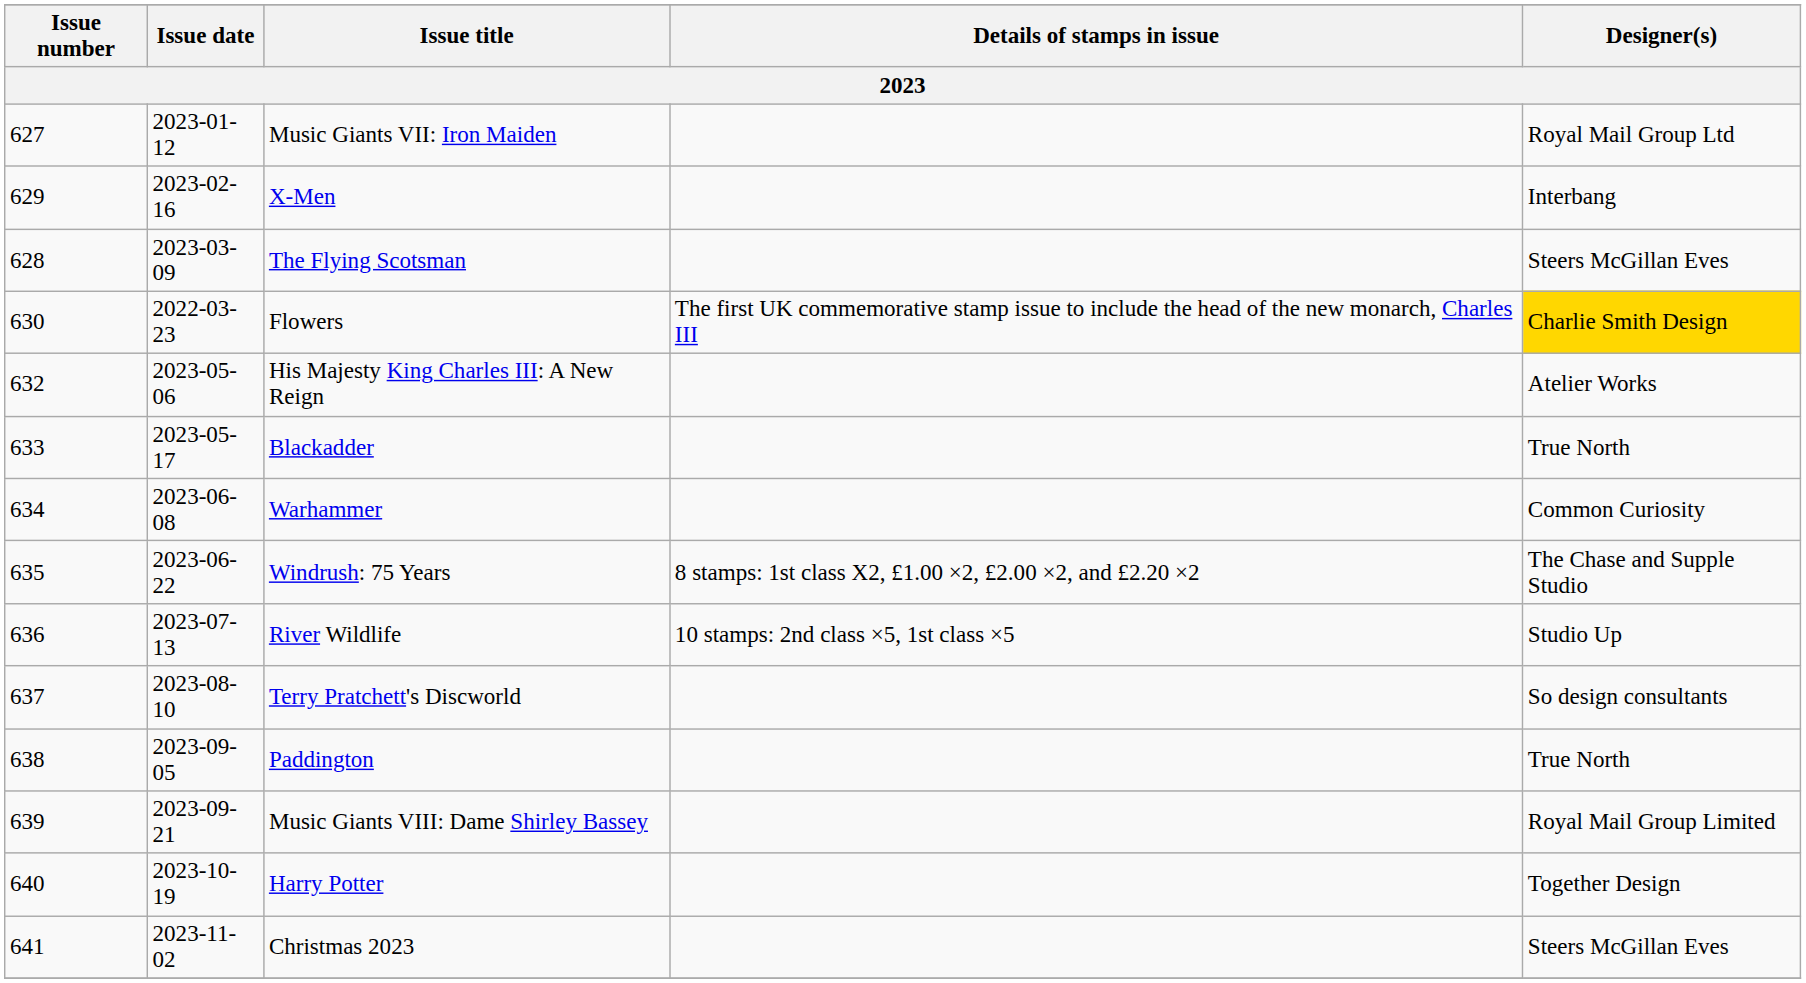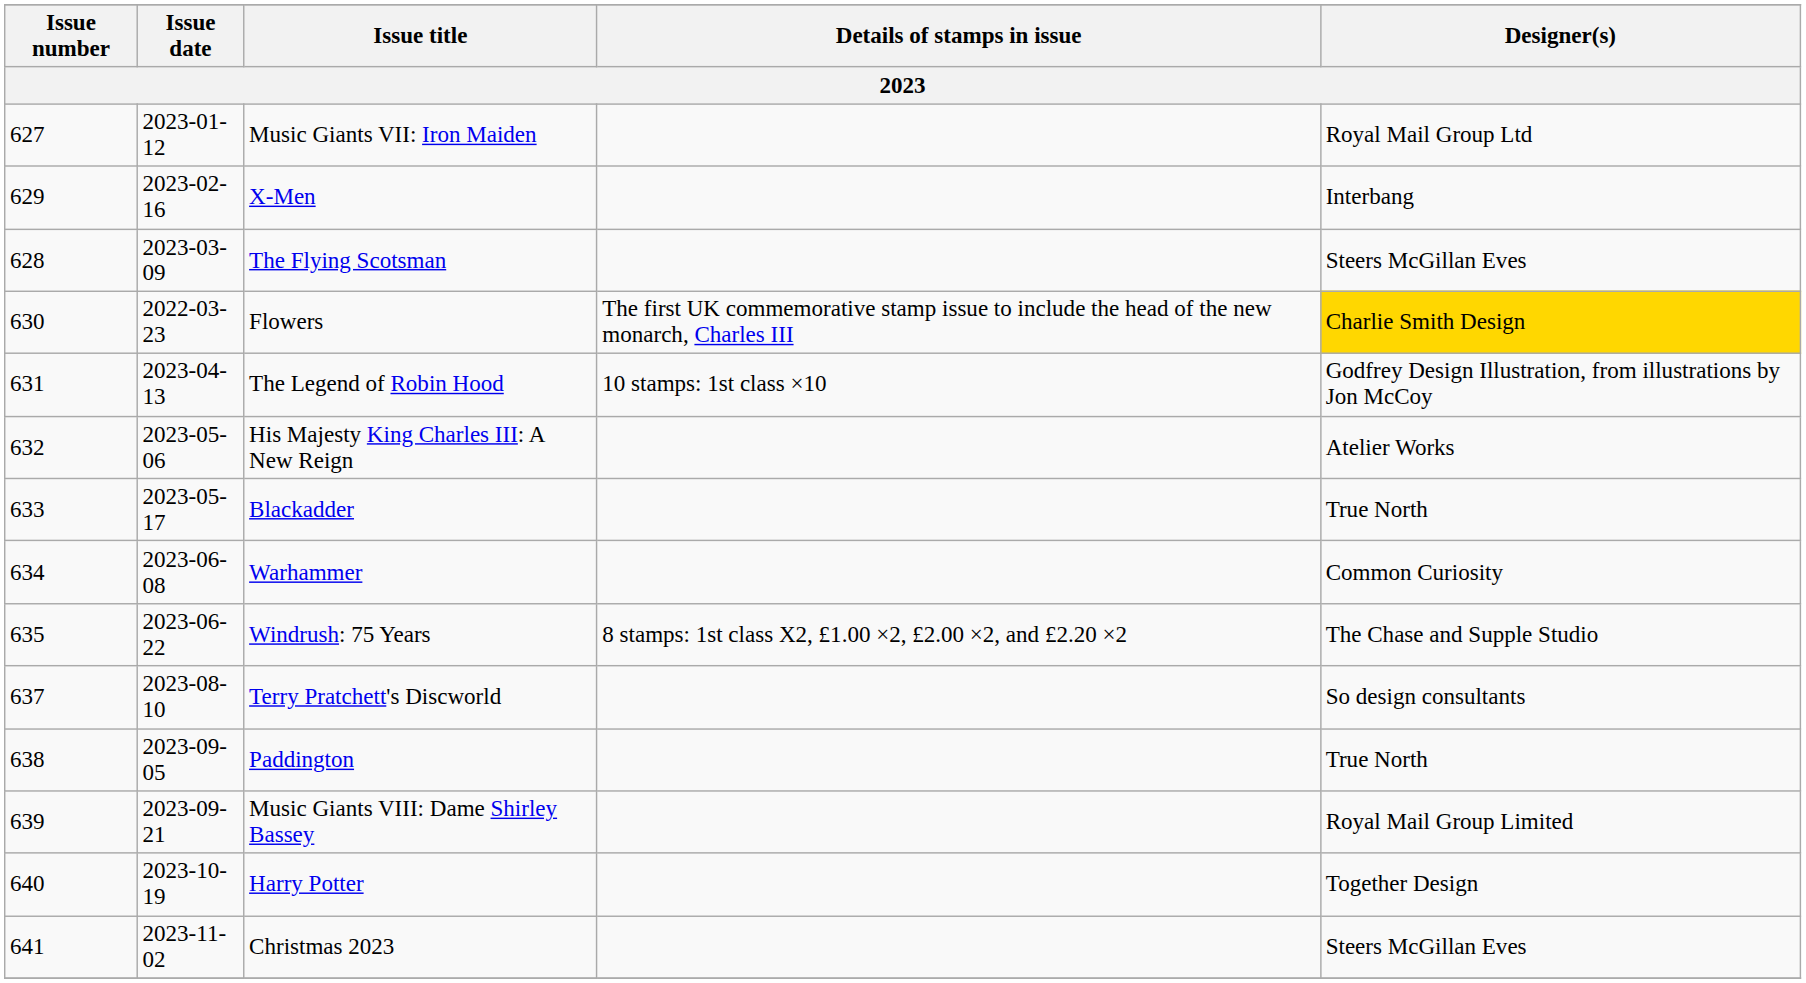+ row: (376, 384)
- row: (335, 634)
